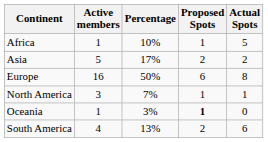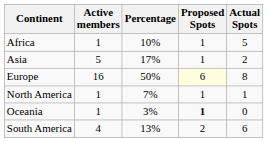(203, 59) 2 -> (203, 59) 1
(203, 77) no background -> (203, 77) lightyellow background
(98, 94) 3 -> (98, 94) 1
